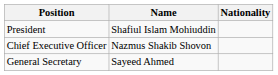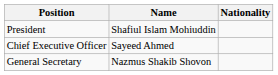(161, 45) Nazmus Shakib Shovon -> (143, 45) Sayeed Ahmed
(143, 62) Sayeed Ahmed -> (161, 62) Nazmus Shakib Shovon
